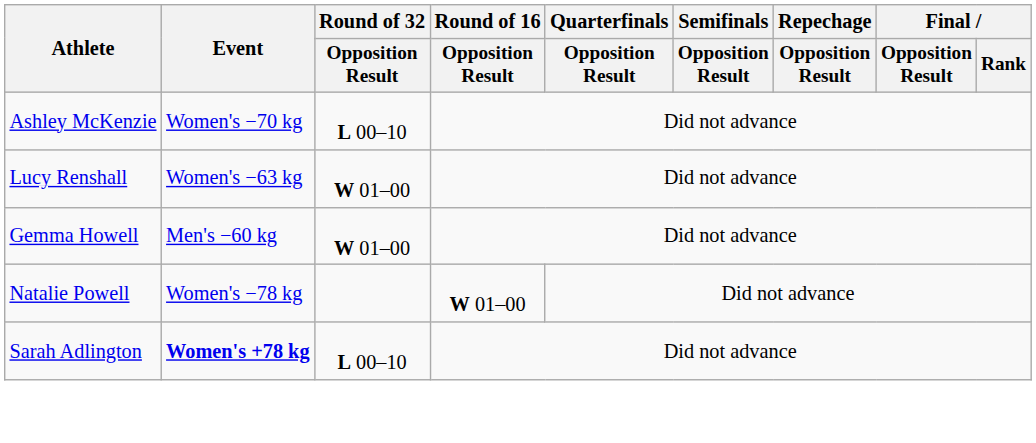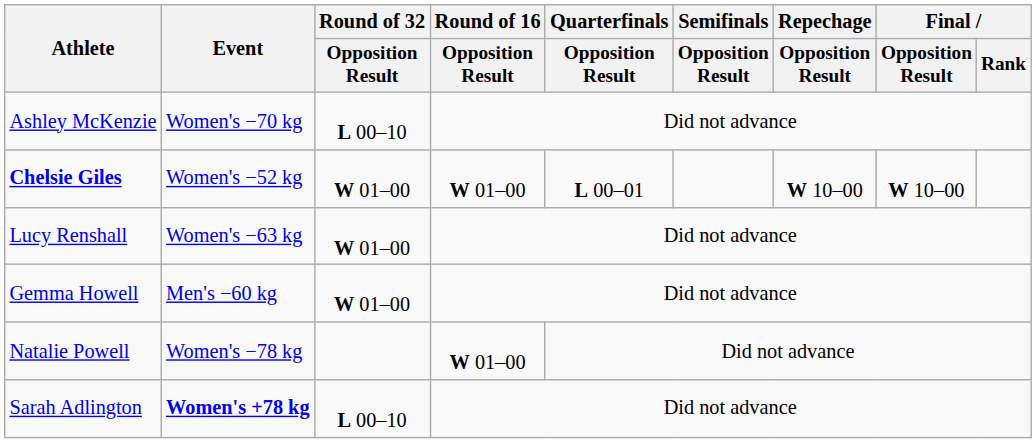+ row: (66, 178)
